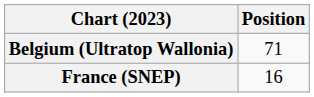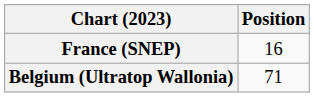rows swapped: (121, 48) <-> (121, 77)
